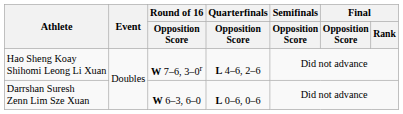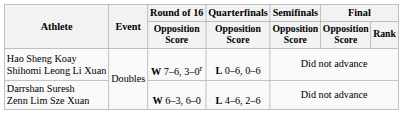(238, 70) L 4–6, 2–6 -> (238, 70) L 0–6, 0–6
(238, 101) L 0–6, 0–6 -> (238, 101) L 4–6, 2–6
